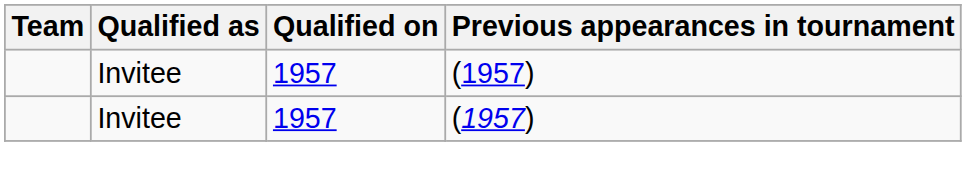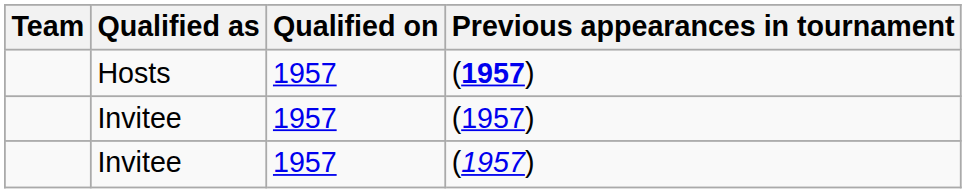+ row: (48, 73)
